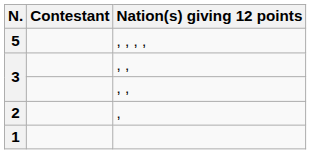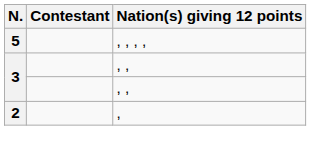- row: (16, 137)
